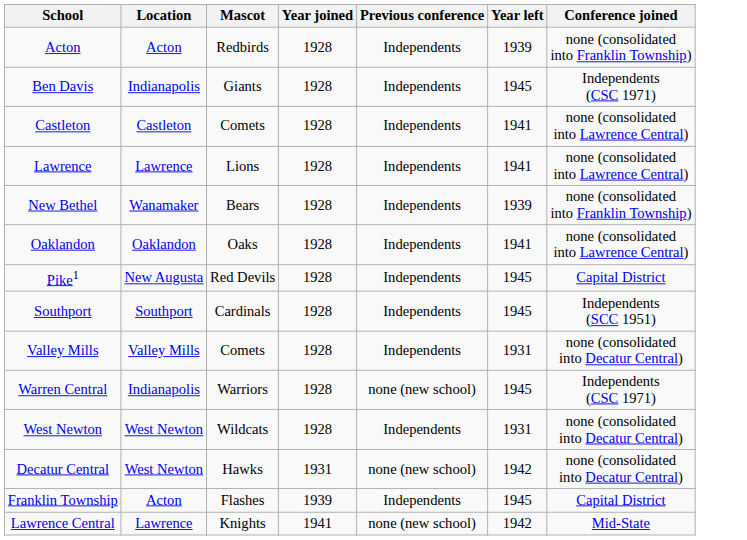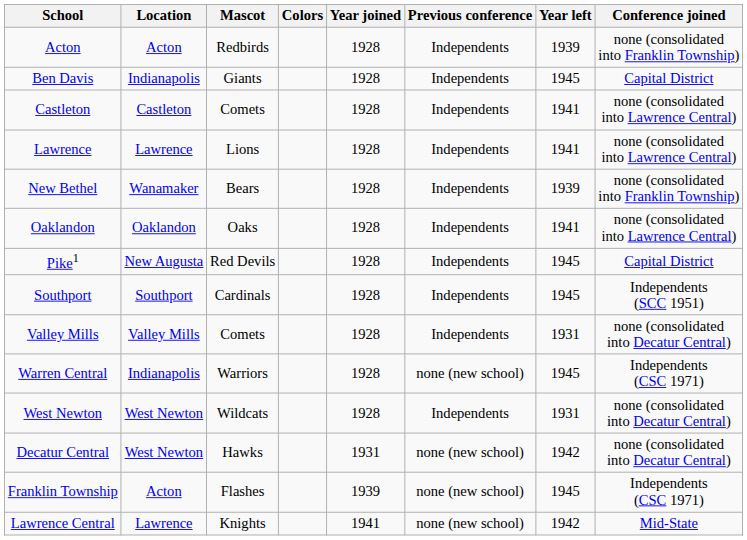+ column: (302, 16)
(621, 86) Independents (CSC 1971) -> (669, 78) Capital District
(422, 500) Independents -> (470, 492) none (new school)
(621, 500) Capital District -> (669, 492) Independents (CSC 1971)
